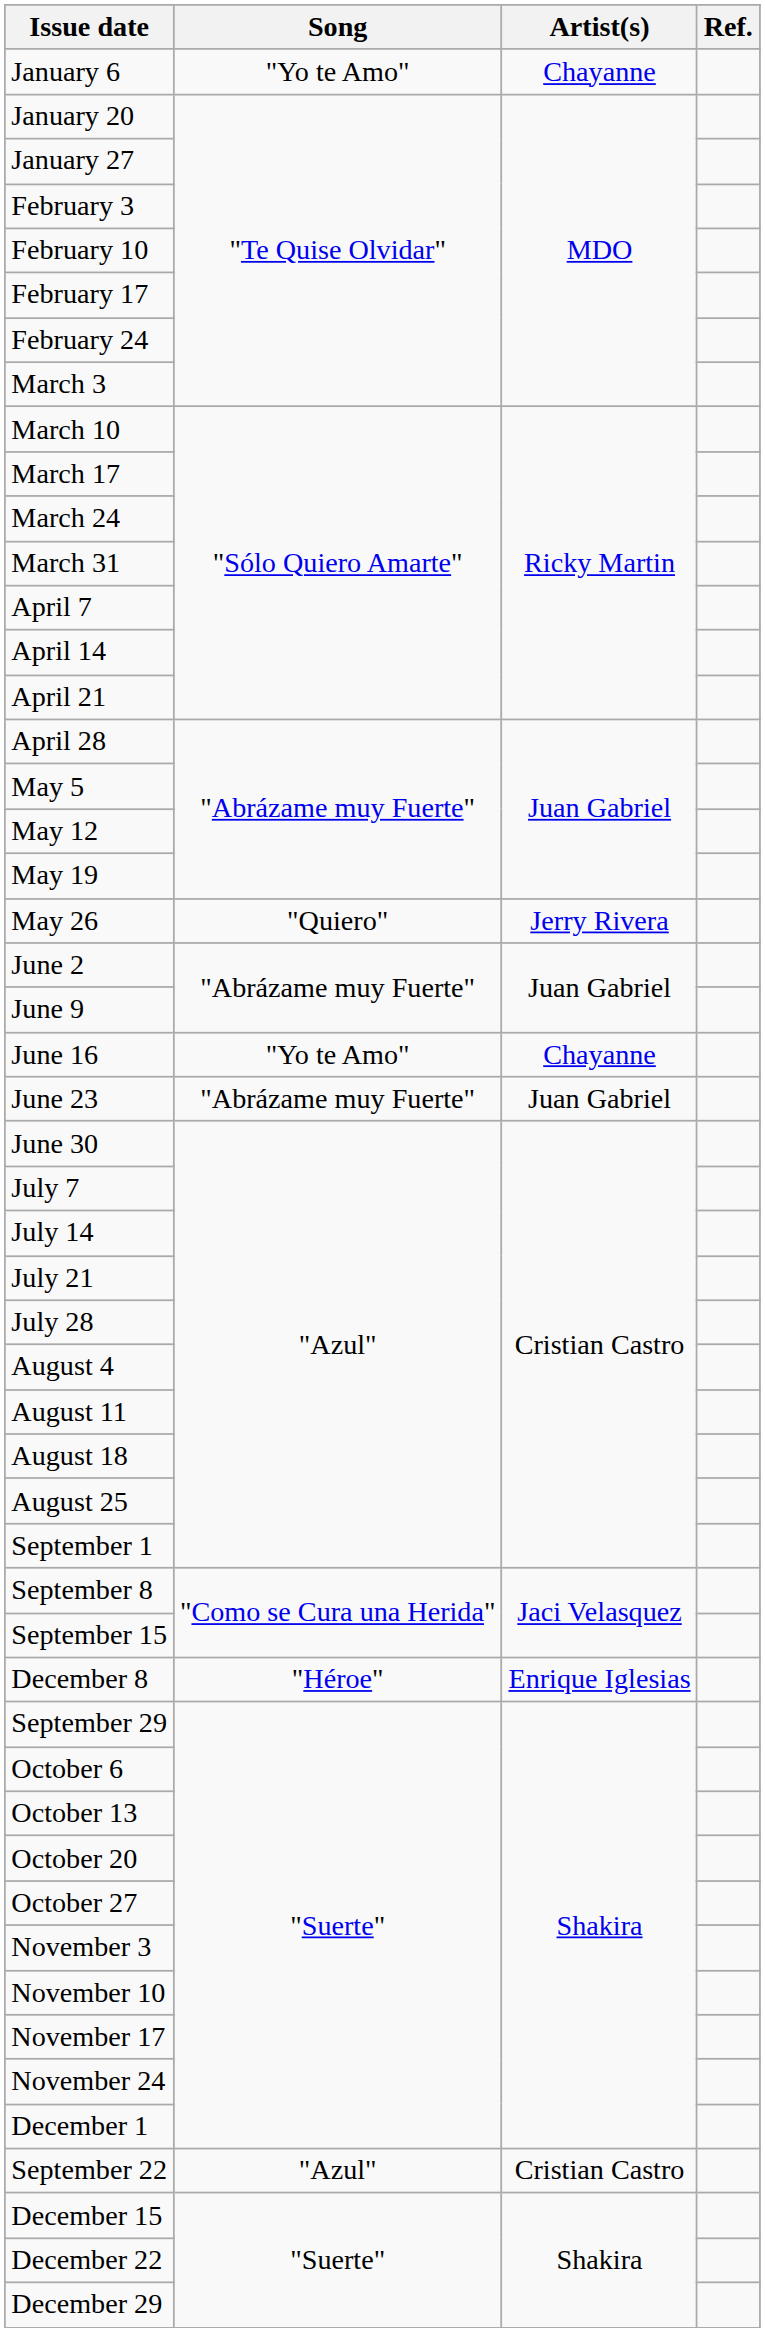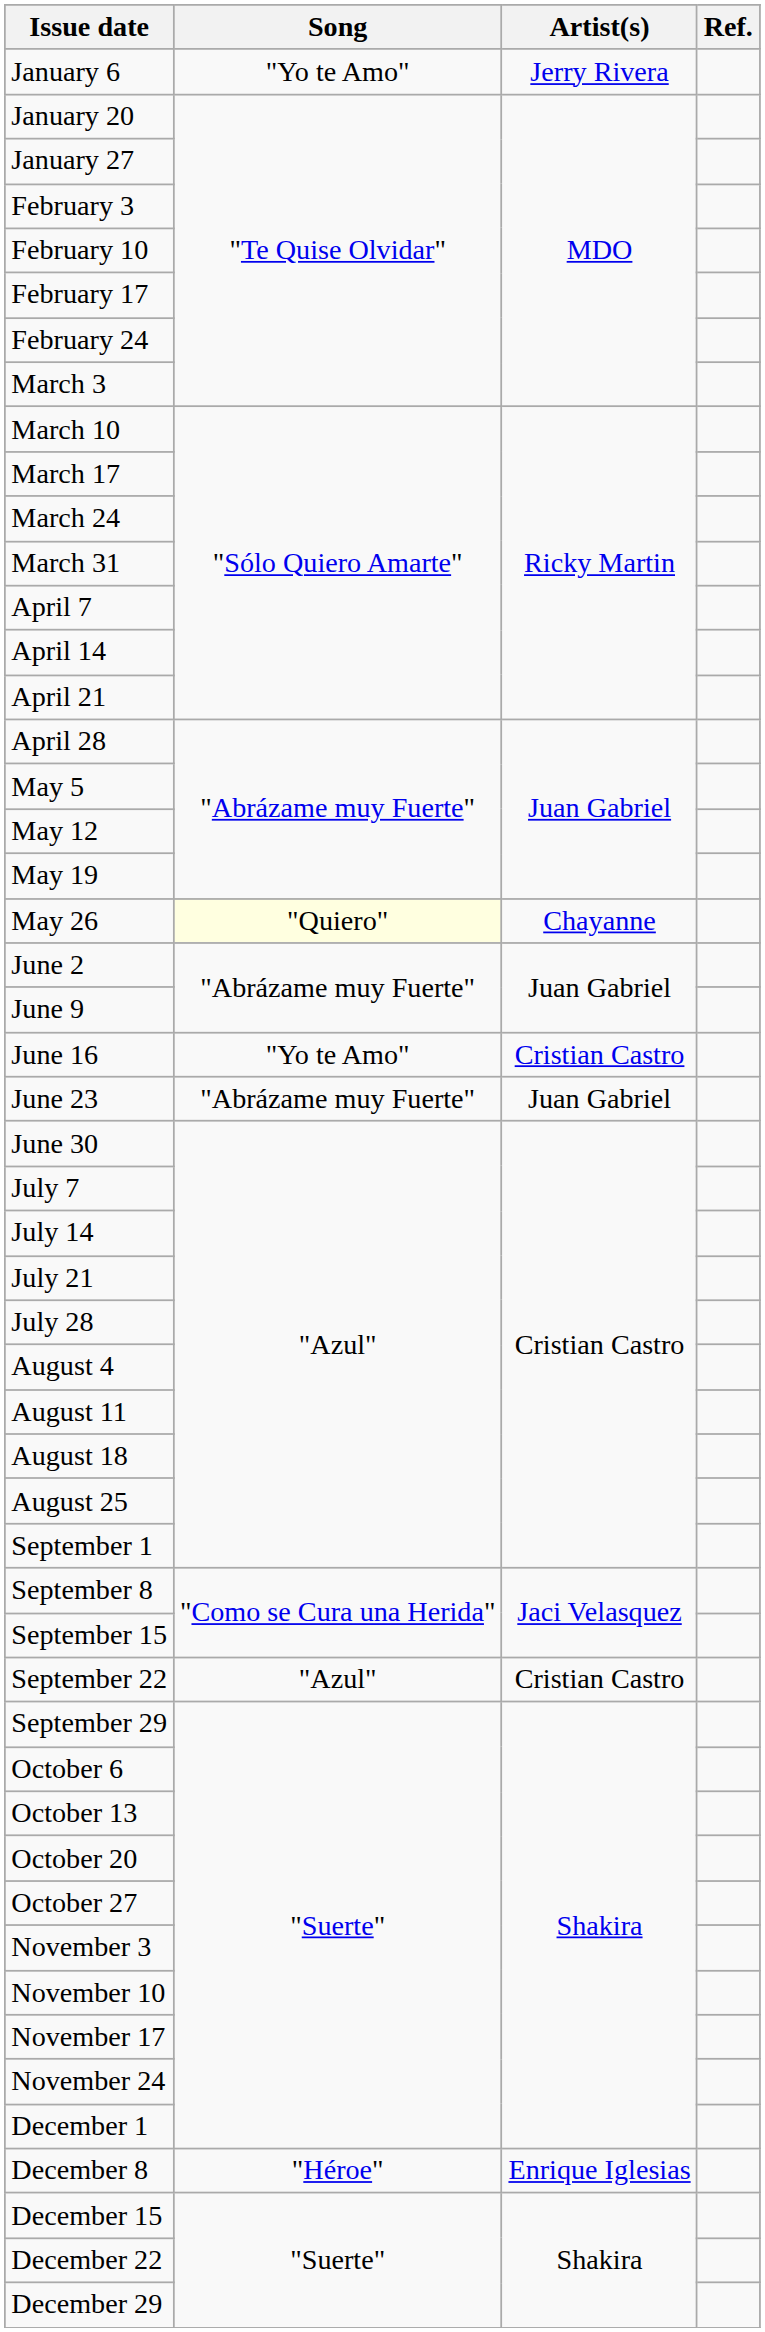(600, 71) Chayanne -> (600, 71) Jerry Rivera
(338, 920) no background -> (338, 920) lightyellow background
(600, 920) Jerry Rivera -> (600, 920) Chayanne
(600, 1054) Chayanne -> (600, 1054) Cristian Castro
rows swapped: (89, 2170) <-> (80, 1679)
